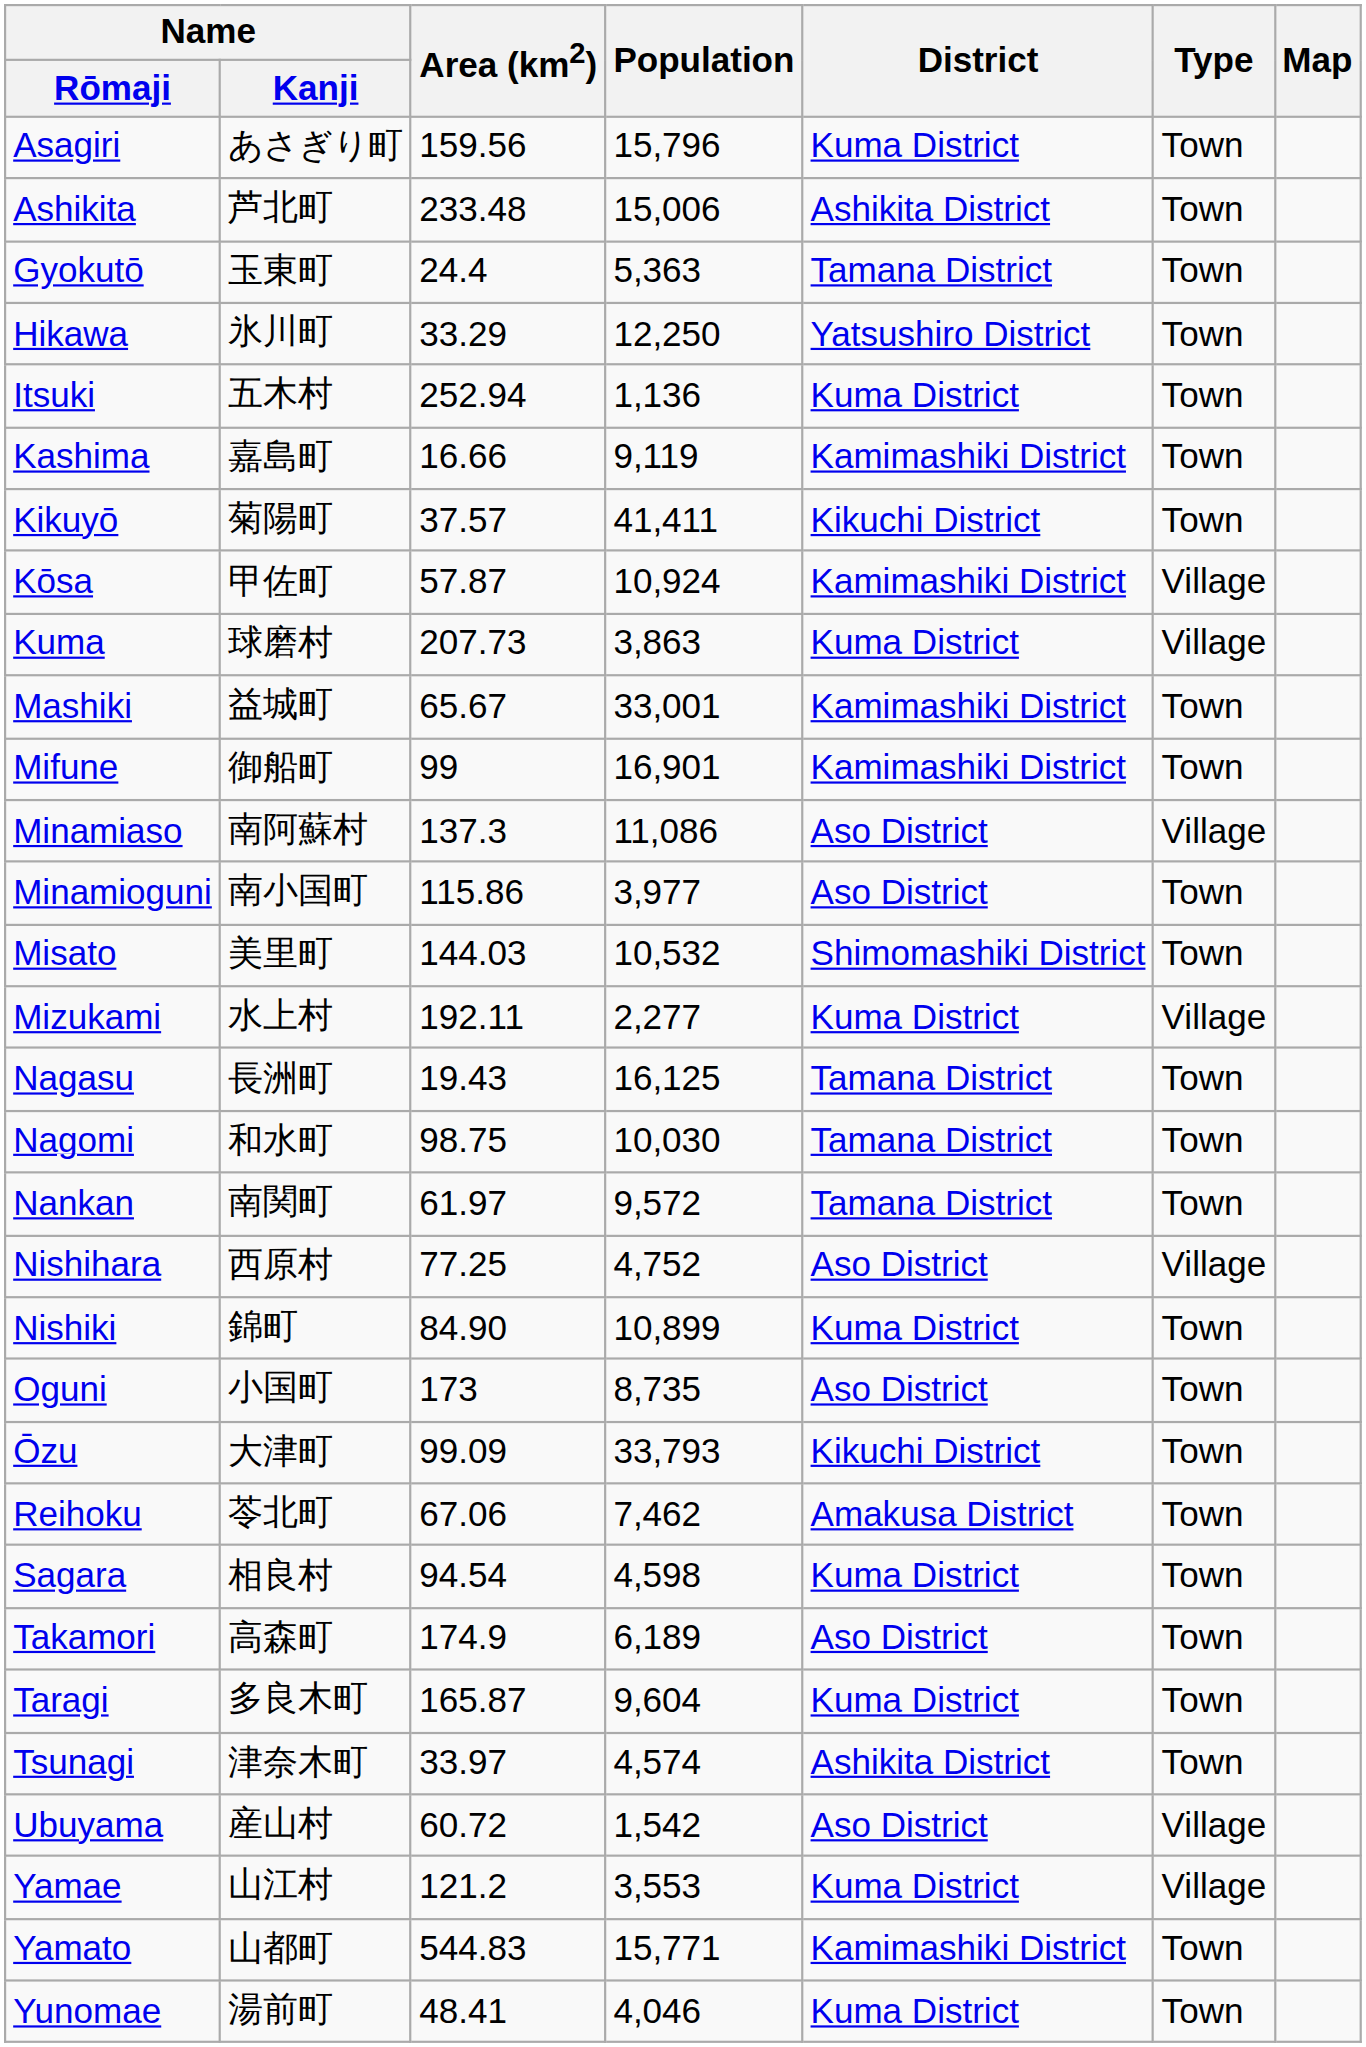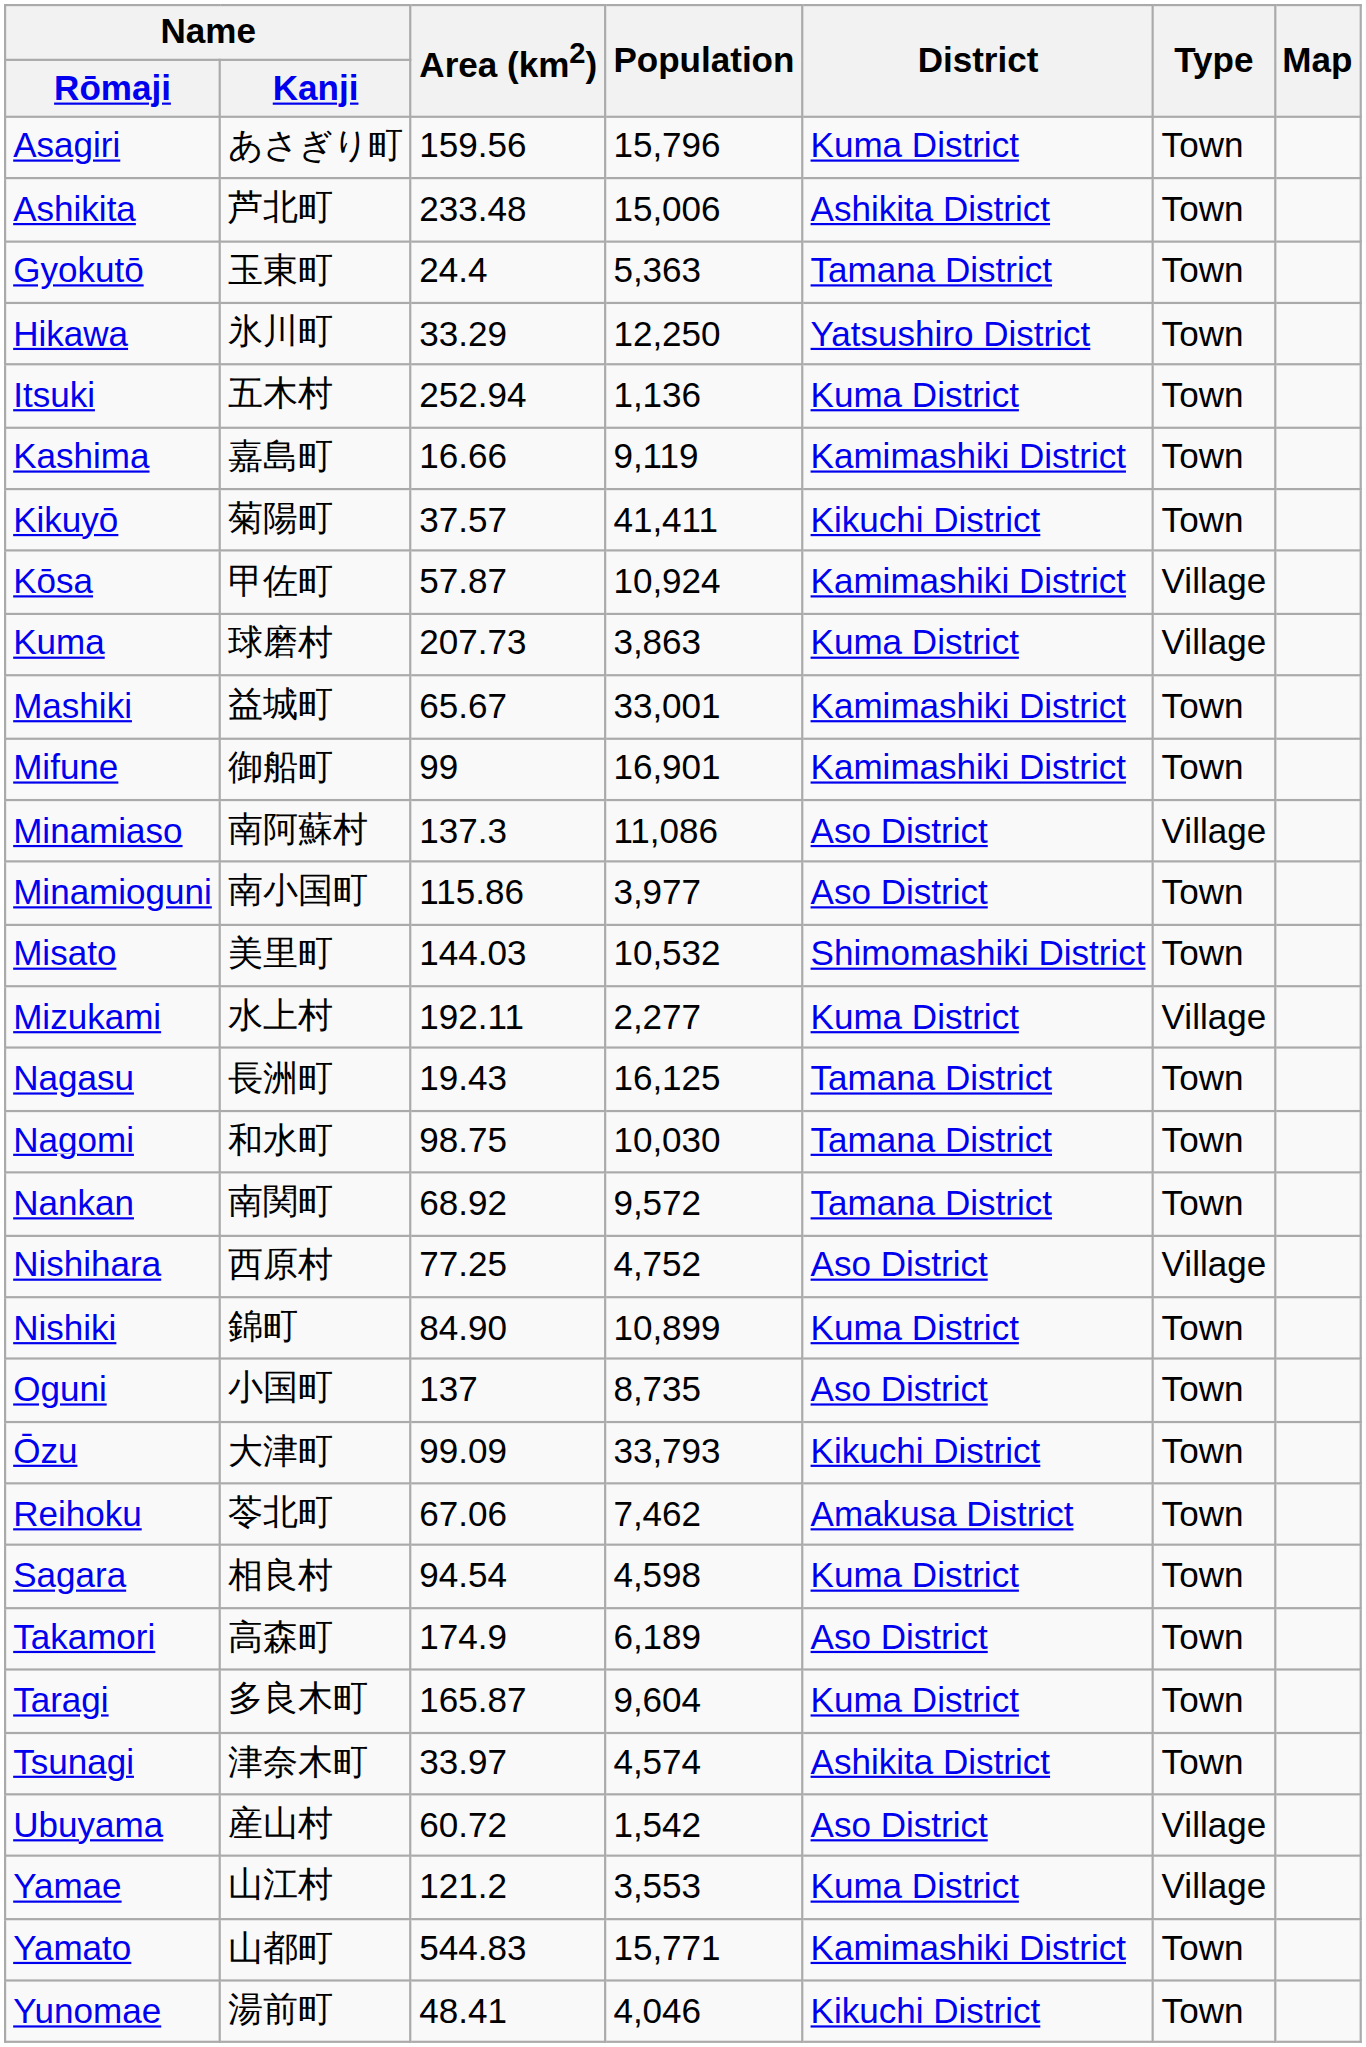(463, 1203) 61.97 -> (463, 1203) 68.92
(449, 1389) 173 -> (449, 1389) 137
(915, 2010) Kuma District -> (925, 2010) Kikuchi District
